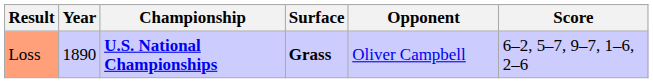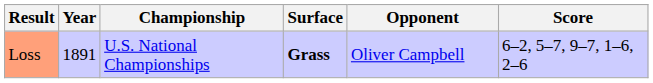(79, 54) 1890 -> (79, 54) 1891
(161, 54) bold -> (157, 54) normal
